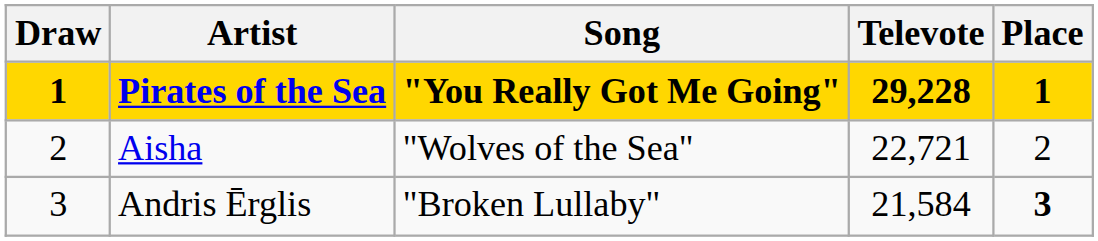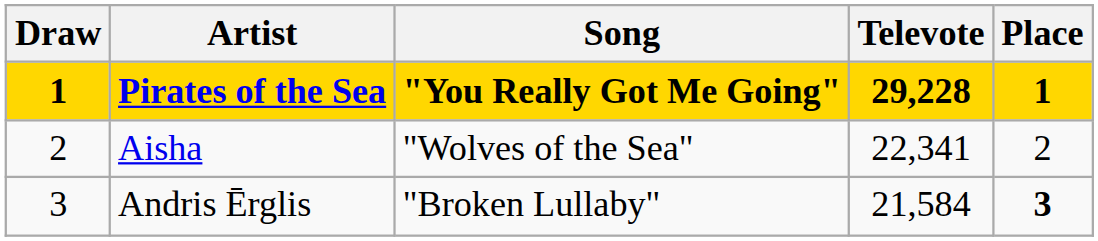(921, 147) 22,721 -> (921, 147) 22,341
